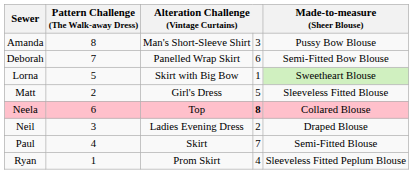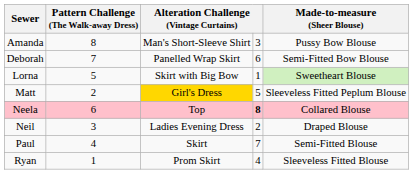(197, 93) no background -> (197, 93) gold background
(336, 93) Sleeveless Fitted Blouse -> (336, 93) Sleeveless Fitted Peplum Blouse
(336, 161) Sleeveless Fitted Peplum Blouse -> (336, 161) Sleeveless Fitted Blouse
